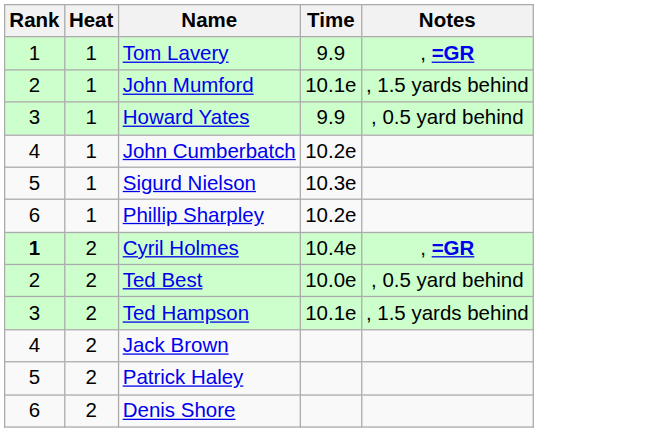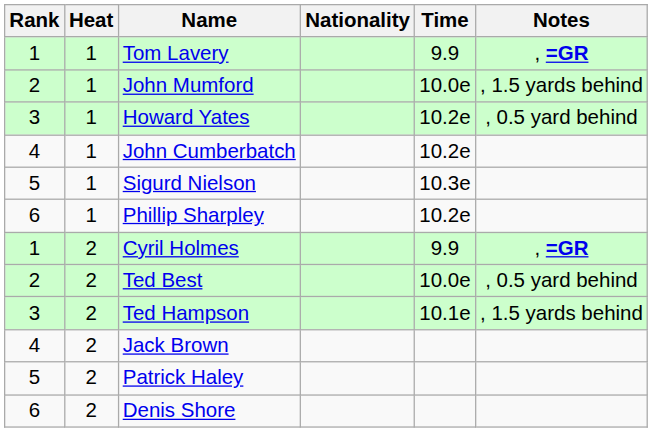+ column: (358, 20)
(331, 85) 10.1e -> (445, 85) 10.0e
(331, 118) 9.9 -> (445, 118) 10.2e
(34, 248) bold -> (34, 248) normal
(331, 248) 10.4e -> (445, 248) 9.9
